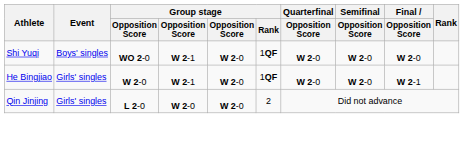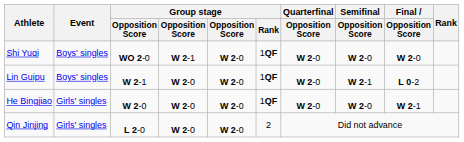+ row: (26, 77)
(183, 82) W 2-1 -> (183, 106) W 2-0
